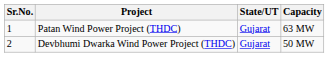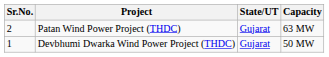(9, 28) 1 -> (9, 28) 2
(9, 44) 2 -> (9, 44) 1
